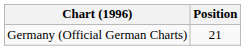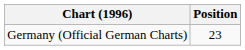(215, 34) 21 -> (215, 34) 23
